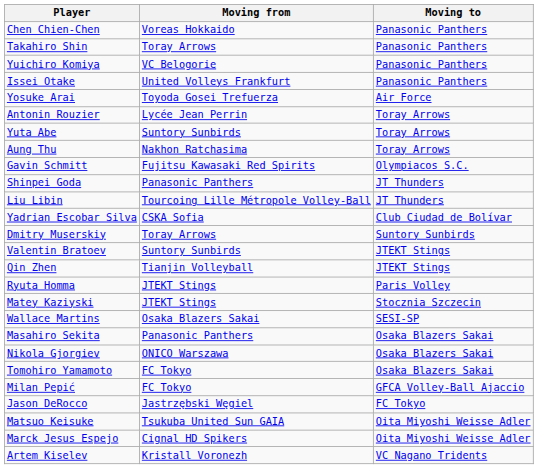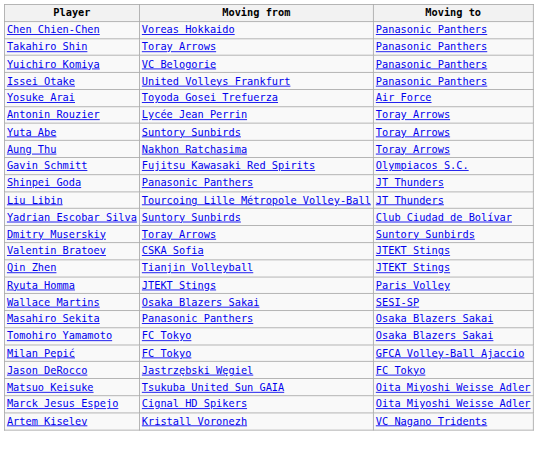(173, 217) CSKA Sofia -> (191, 217) Suntory Sunbirds
(191, 251) Suntory Sunbirds -> (173, 251) CSKA Sofia
- row: (50, 302)
- row: (53, 353)
